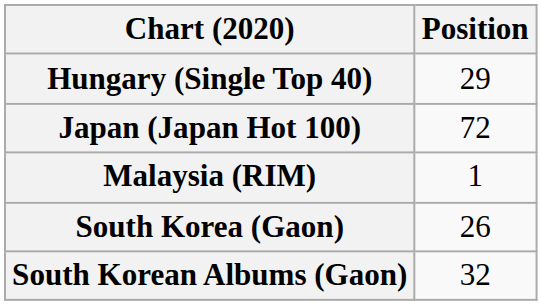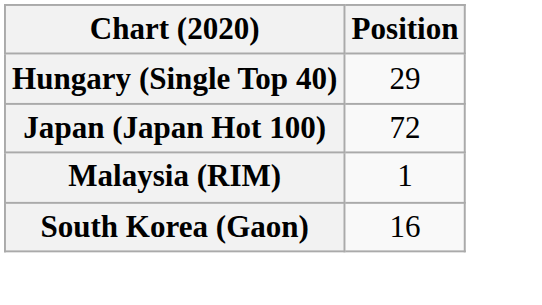(475, 226) 26 -> (405, 226) 16
- row: (210, 275)
